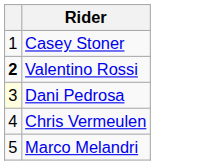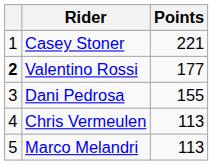+ column: (179, 18)
(13, 96) lightyellow background -> (13, 96) no background
